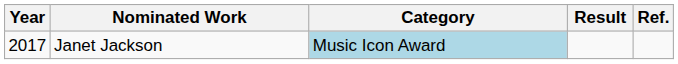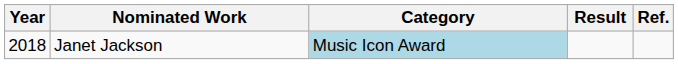(27, 44) 2017 -> (27, 44) 2018
